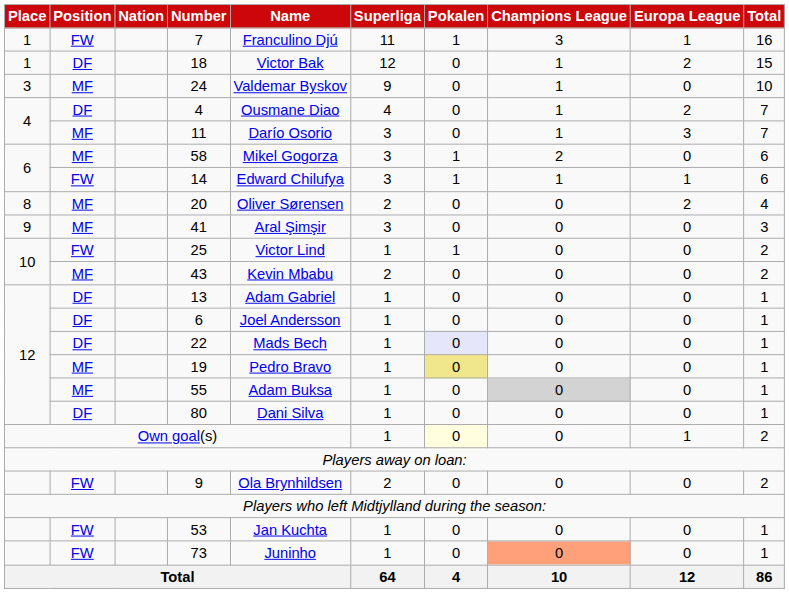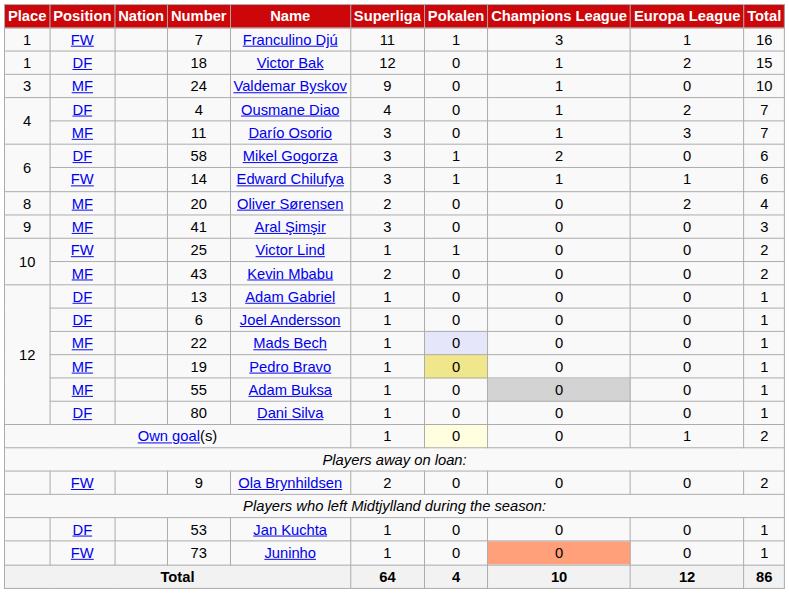(82, 156) MF -> (82, 156) DF
(82, 343) DF -> (82, 343) MF
(82, 530) FW -> (82, 530) DF
